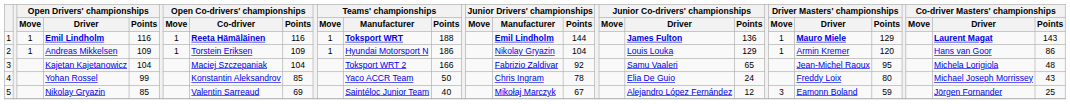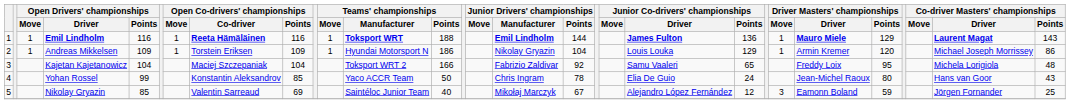(963, 51) Hans van Goor -> (984, 51) Michael Joseph Morrissey
(833, 65) Jean-Michel Raoux -> (819, 65) Freddy Loix
(819, 78) Freddy Loix -> (833, 78) Jean-Michel Raoux
(984, 78) Michael Joseph Morrissey -> (963, 78) Hans van Goor
